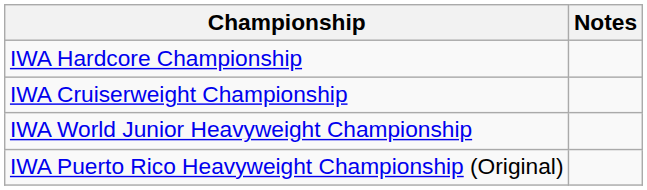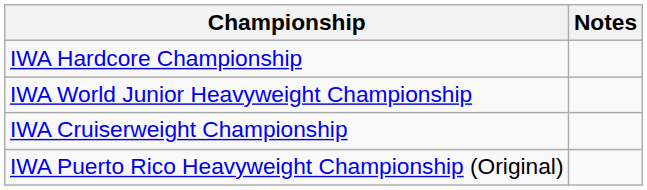rows swapped: (241, 130) <-> (179, 94)
